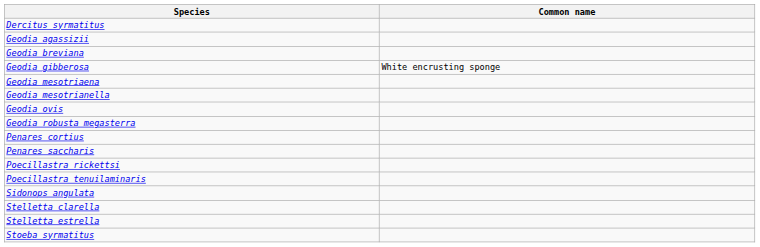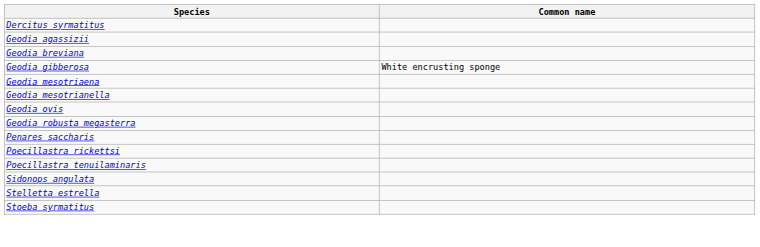- row: (45, 137)
- row: (53, 207)
